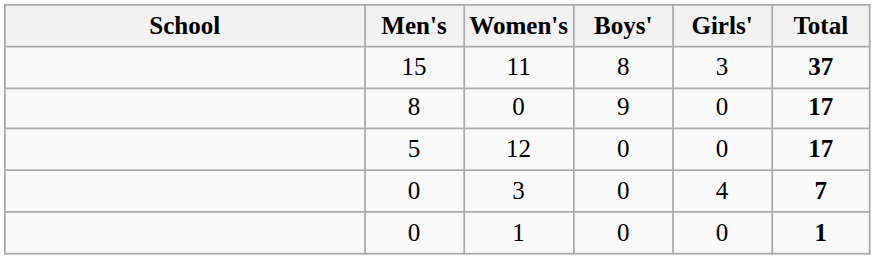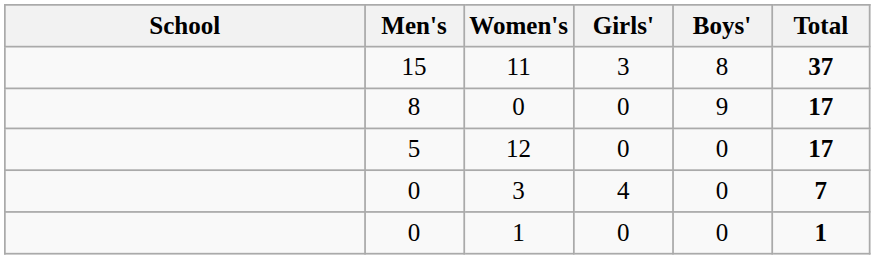columns swapped: (623, 25) <-> (722, 25)
